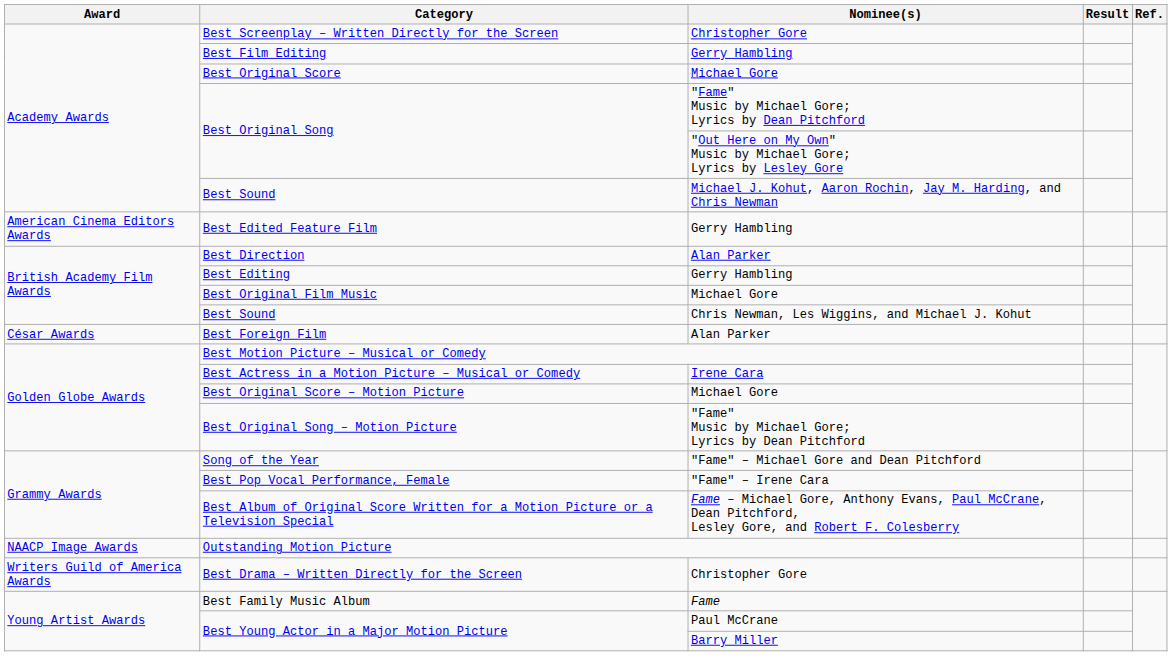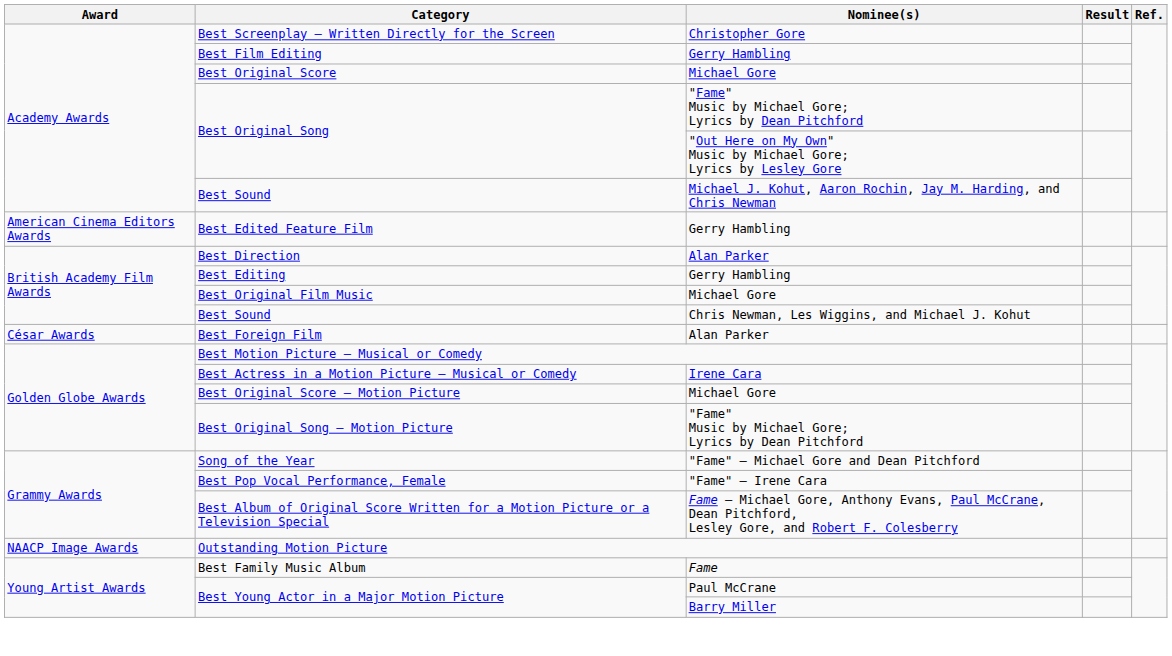- row: (362, 575)
